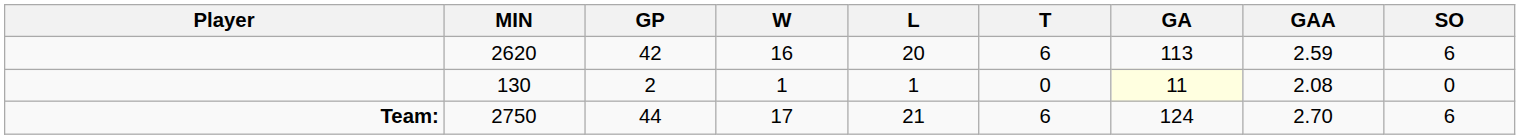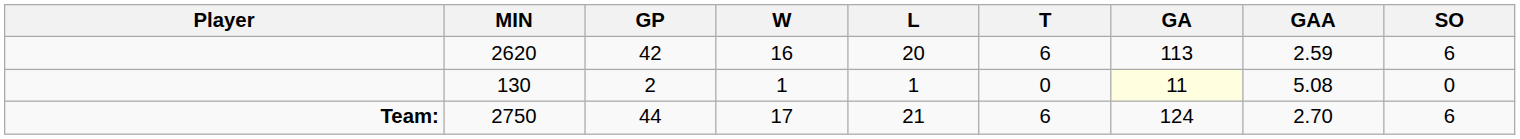(1313, 85) 2.08 -> (1313, 85) 5.08
